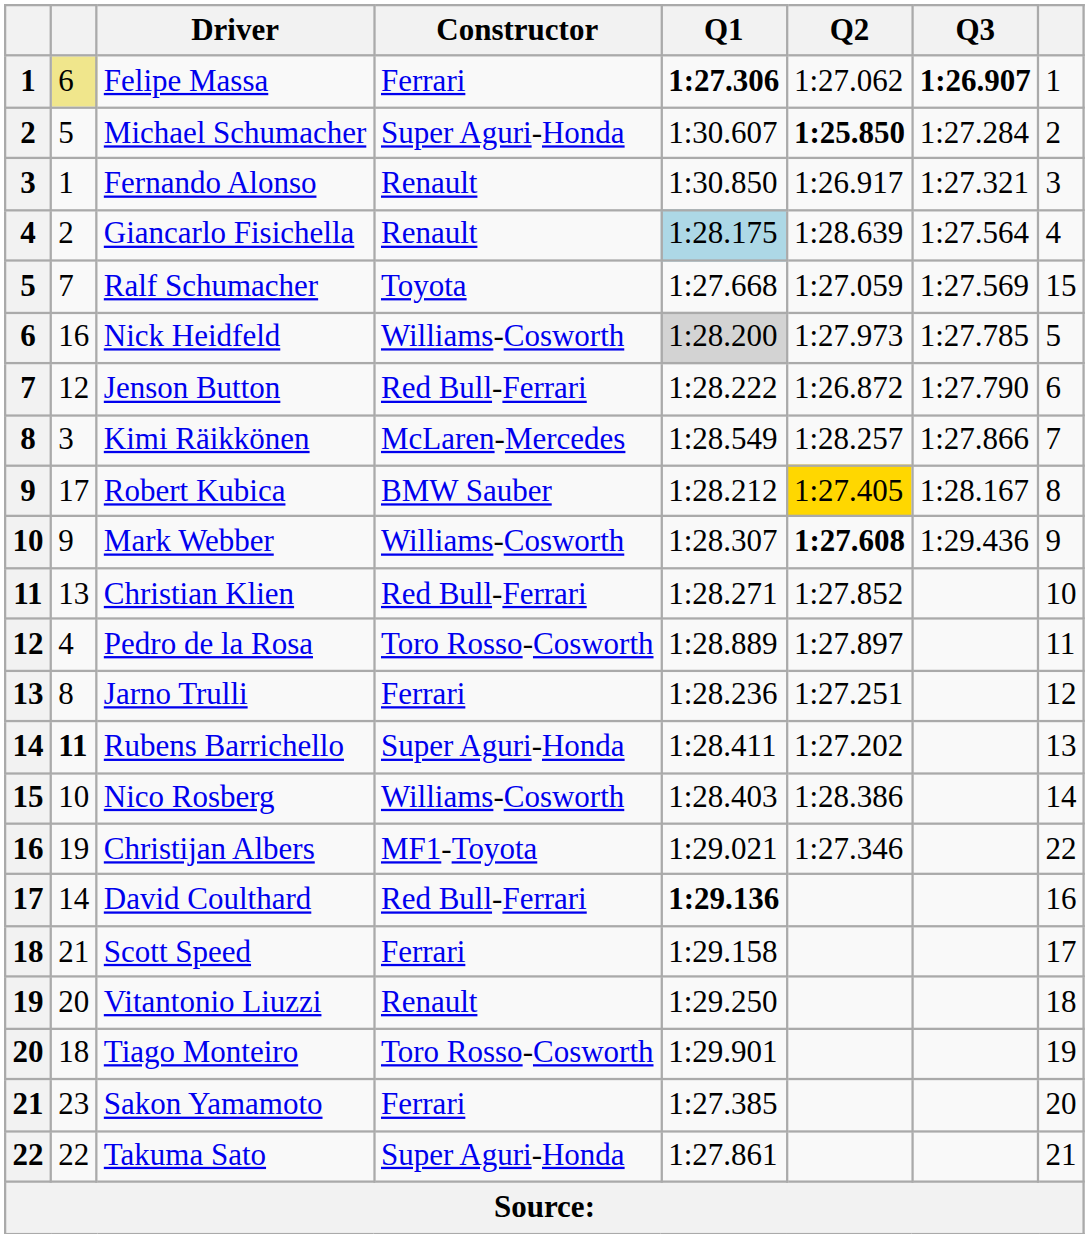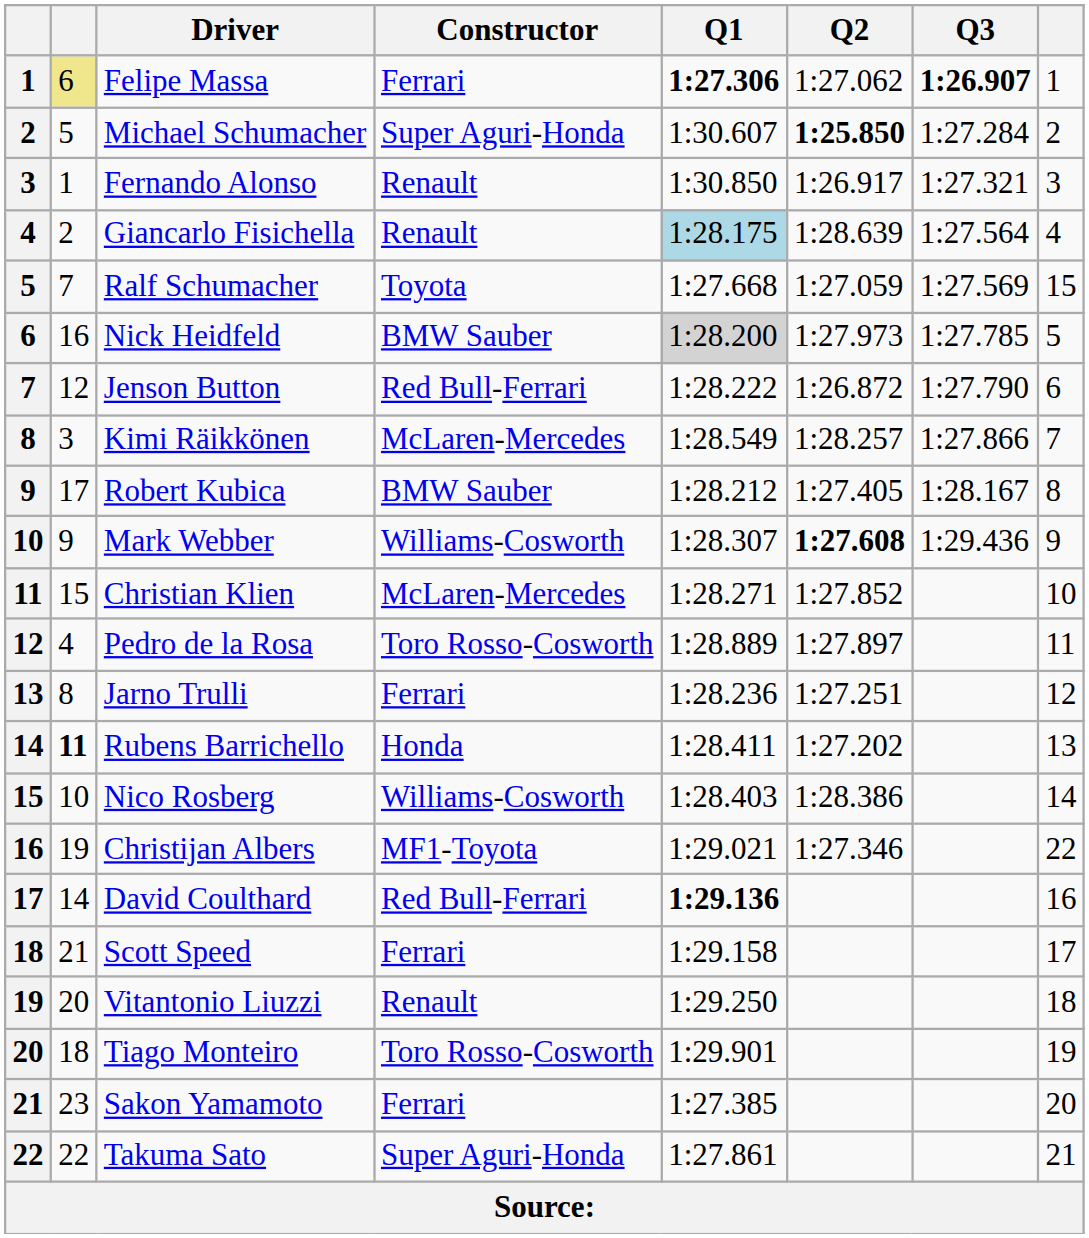(503, 336) Williams-Cosworth -> (466, 336) BMW Sauber
(849, 490) gold background -> (849, 490) no background
(74, 592) 13 -> (74, 592) 15
(484, 592) Red Bull-Ferrari -> (503, 592) McLaren-Mercedes
(503, 745) Super Aguri-Honda -> (422, 745) Honda
